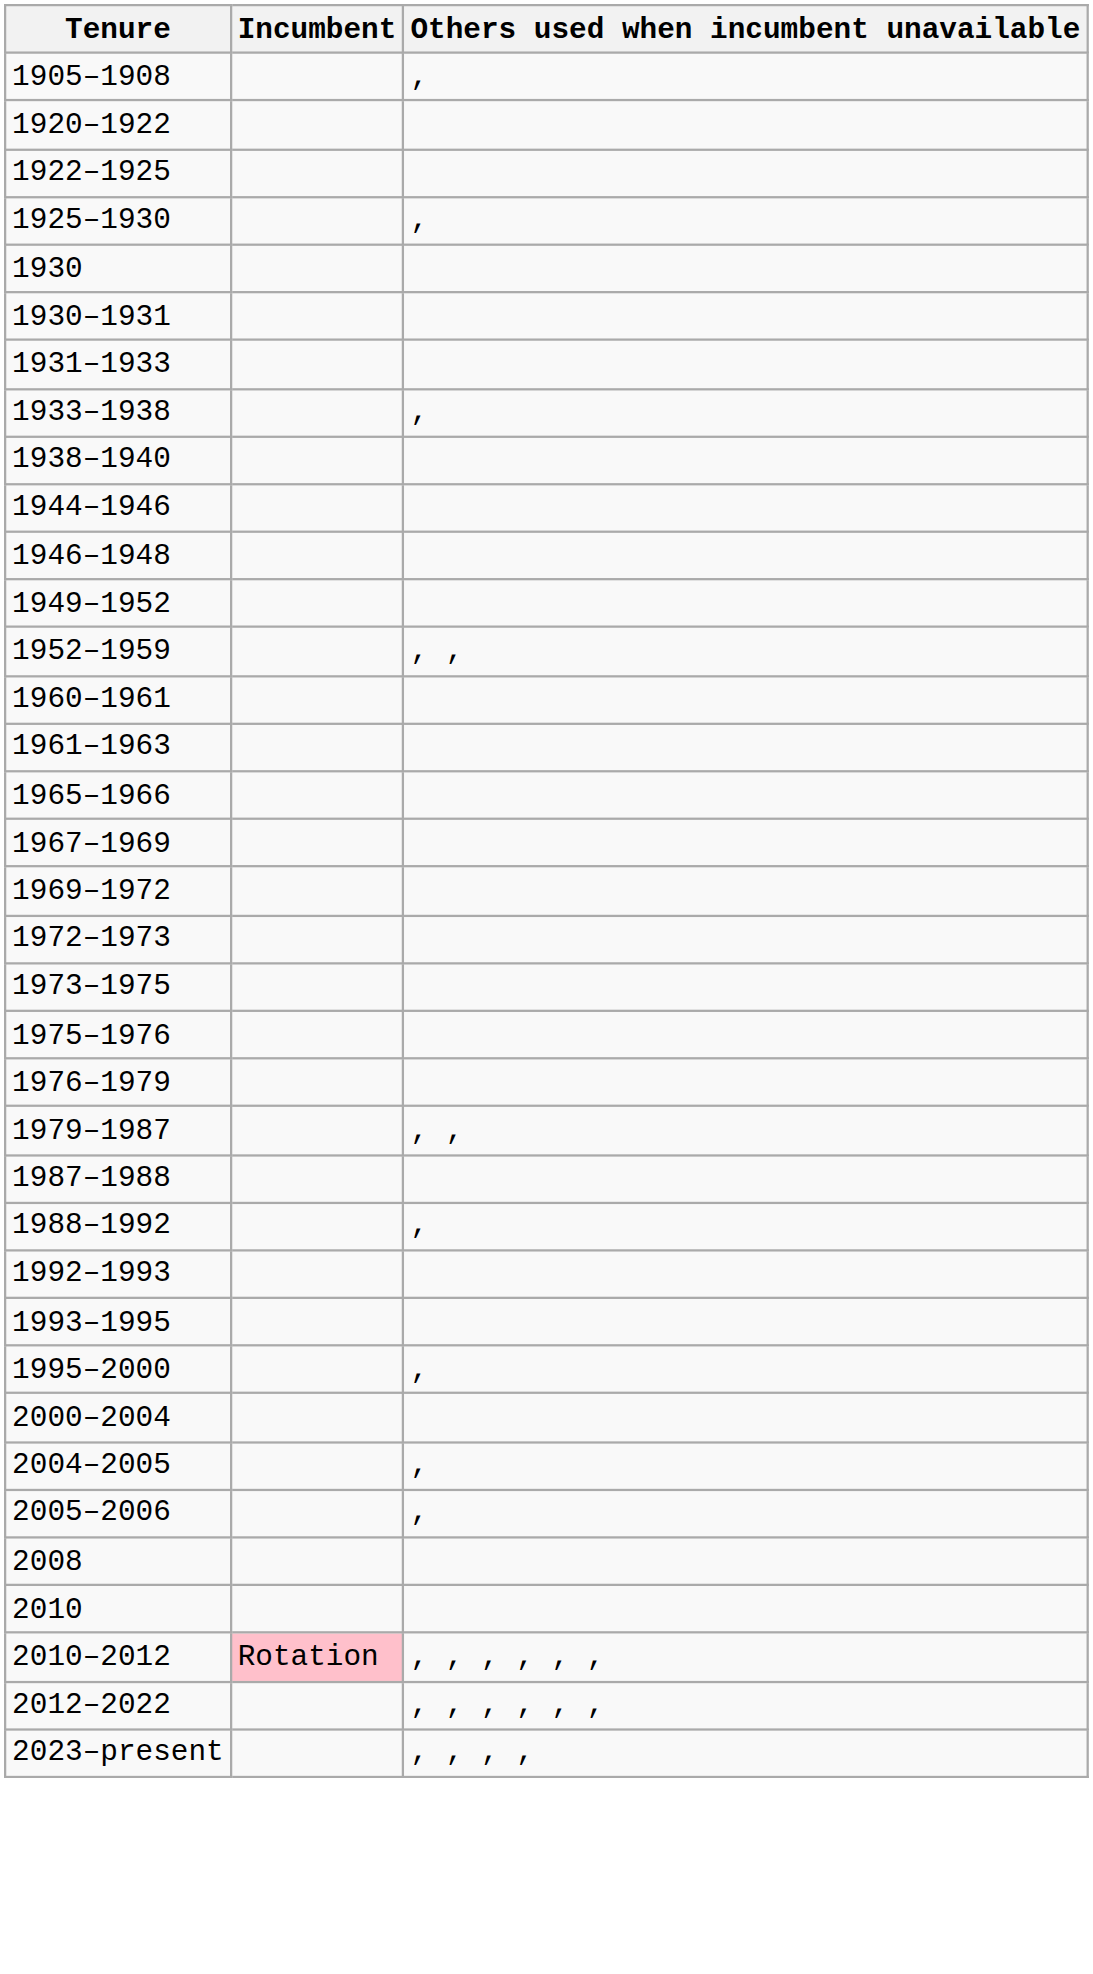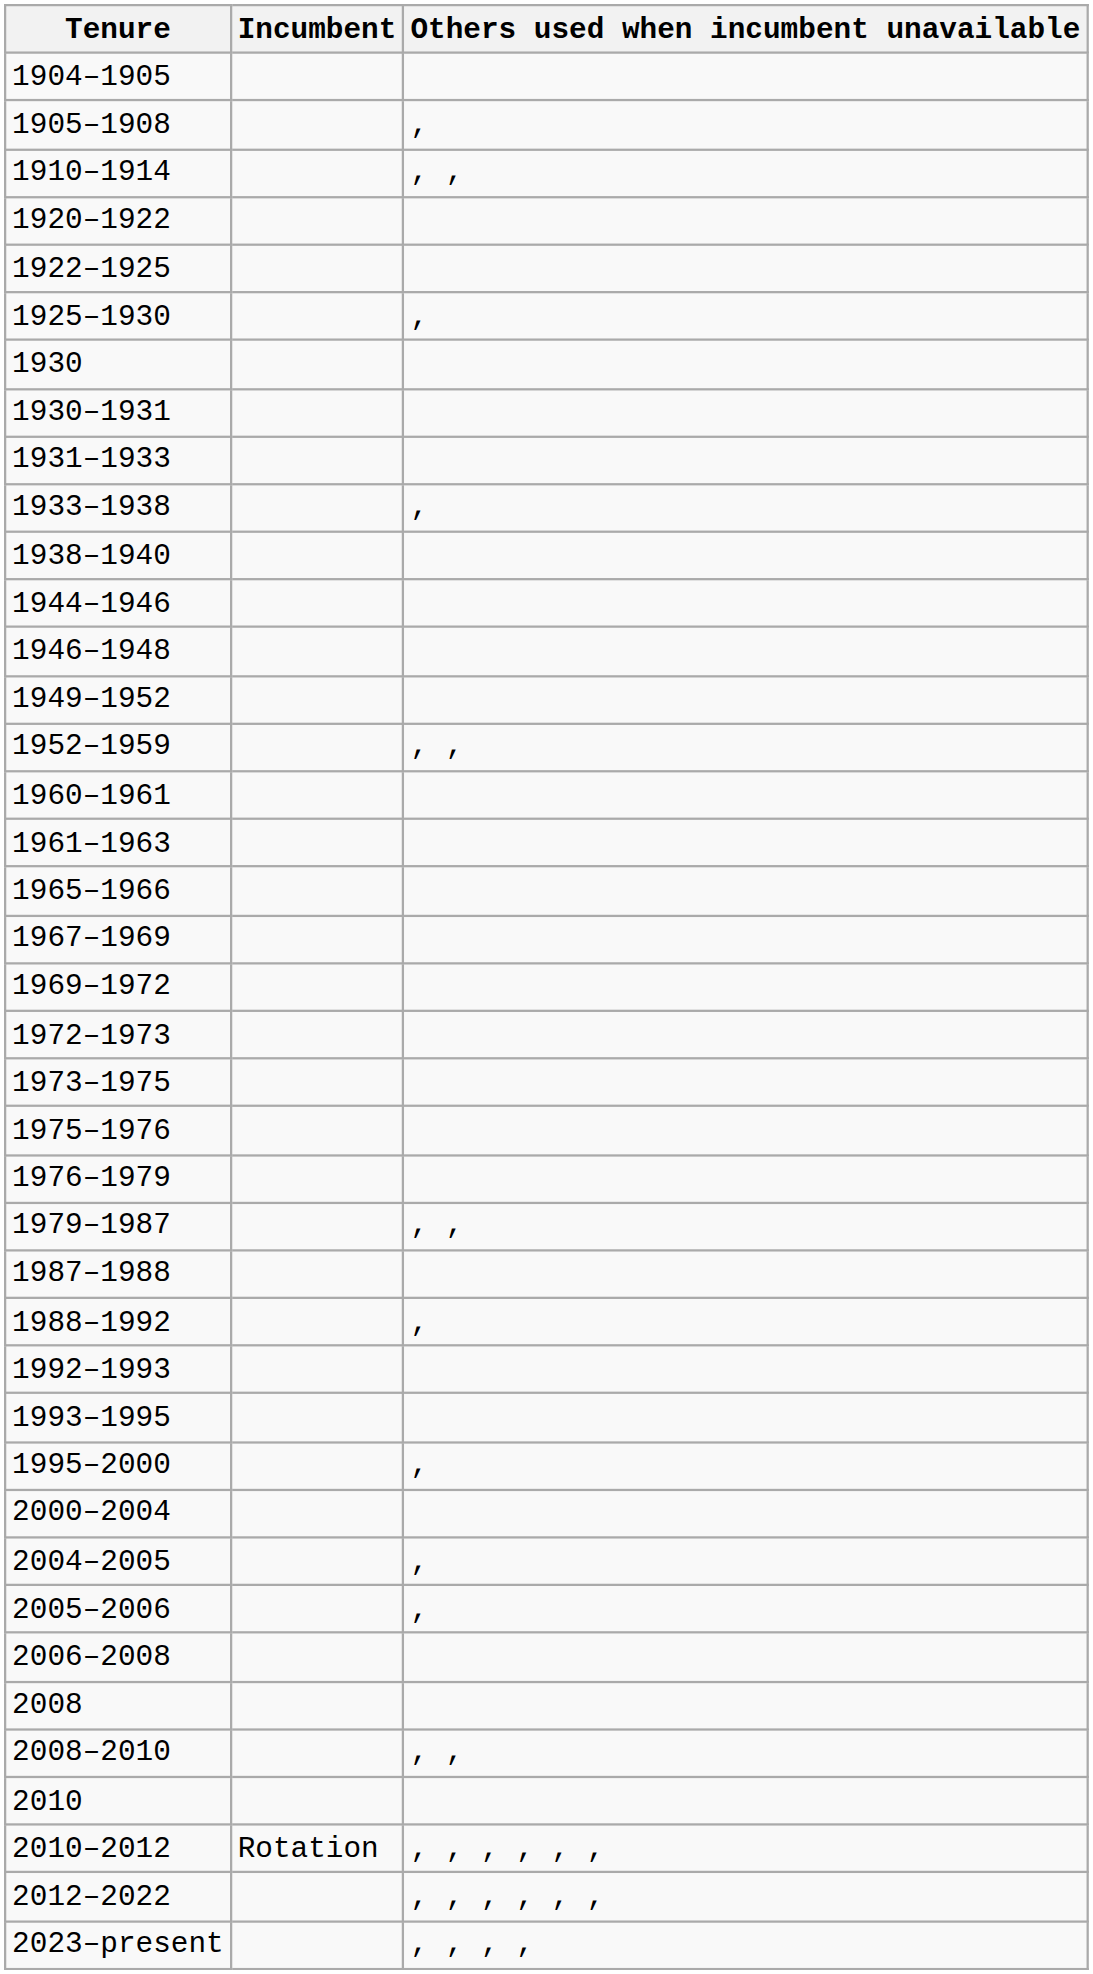+ row: (91, 77)
+ row: (91, 173)
+ row: (91, 1657)
+ row: (91, 1753)
(308, 1657) pink background -> (308, 1849) no background
